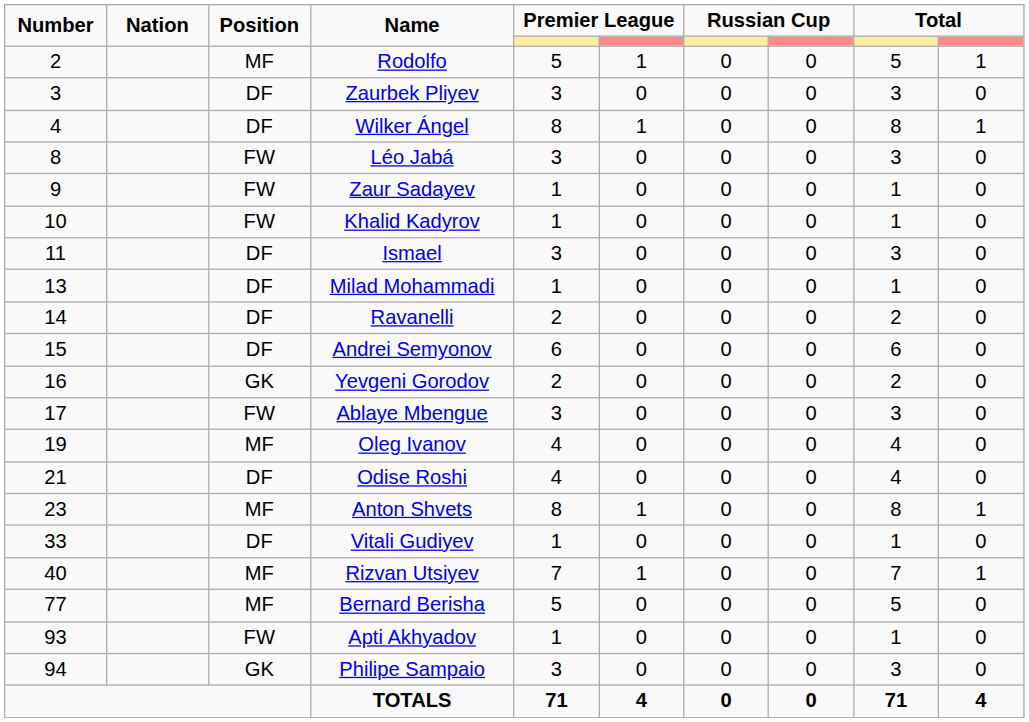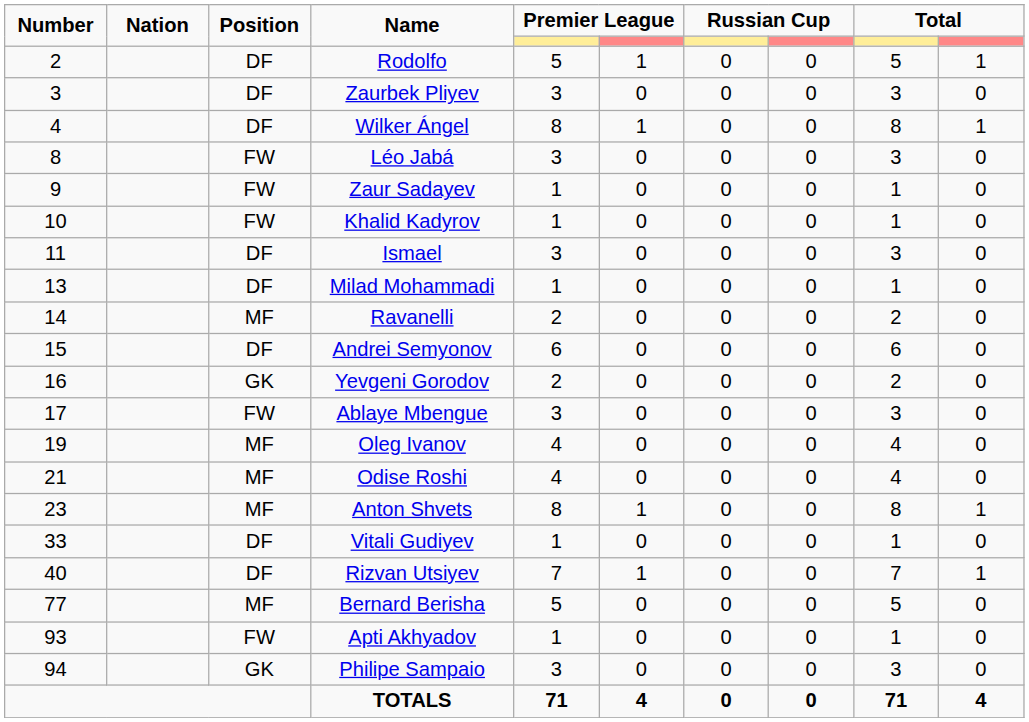(259, 61) MF -> (259, 61) DF
(259, 317) DF -> (259, 317) MF
(259, 477) DF -> (259, 477) MF
(259, 573) MF -> (259, 573) DF
